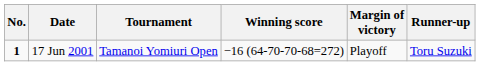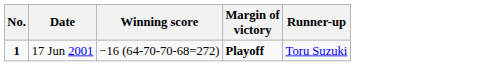- column: (159, 22)
(368, 50) normal -> (245, 50) bold
